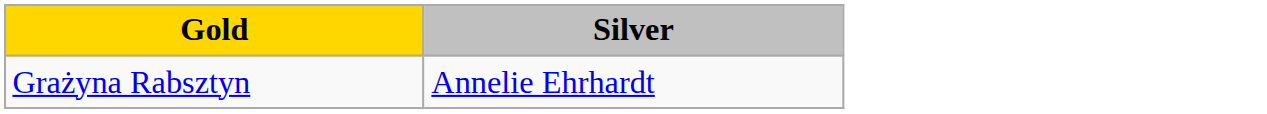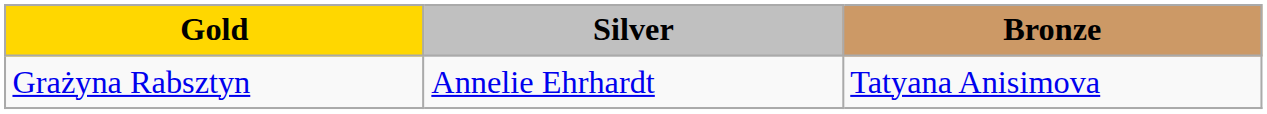+ column: (1052, 30)
